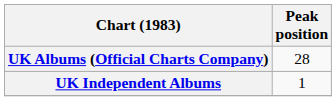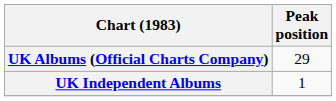(302, 58) 28 -> (302, 58) 29
